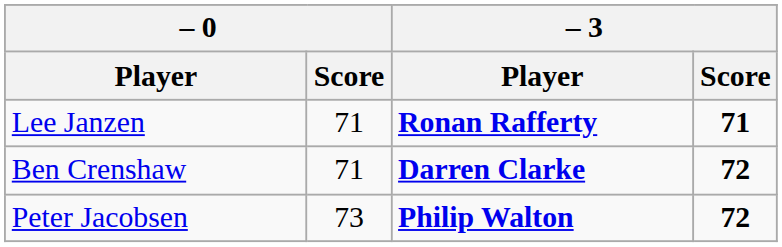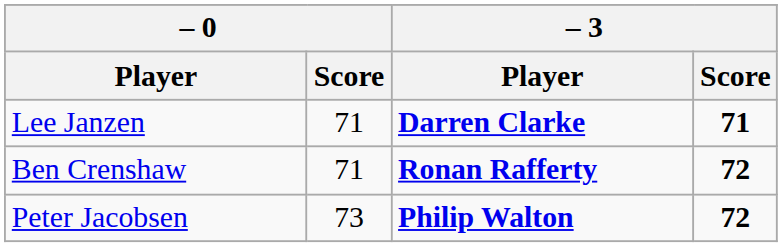(498, 122) Ronan Rafferty -> (492, 122) Darren Clarke
(492, 169) Darren Clarke -> (498, 169) Ronan Rafferty
